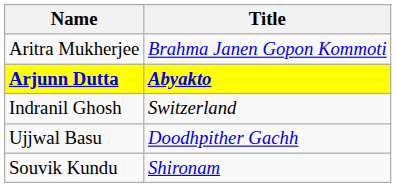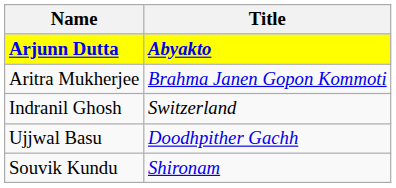rows swapped: (64, 78) <-> (74, 49)
